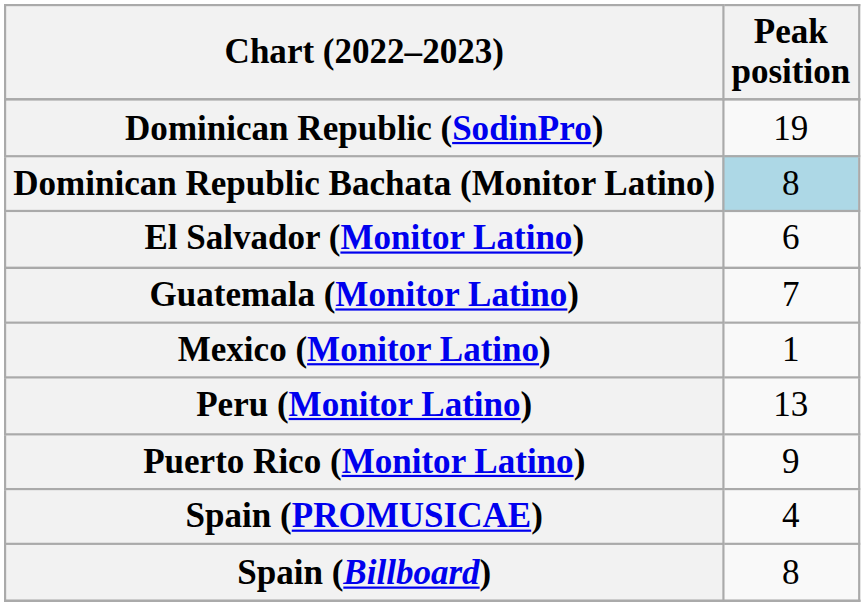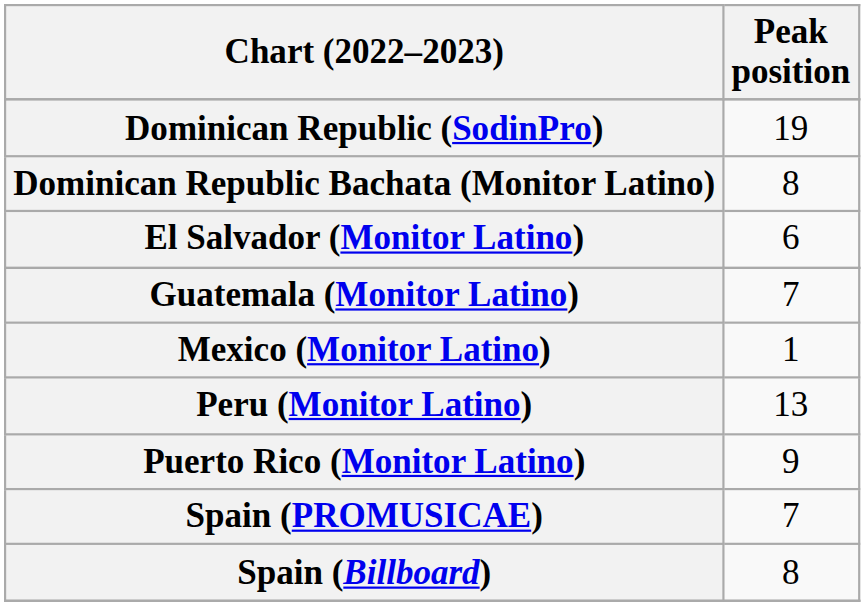(791, 182) lightblue background -> (791, 182) no background
(791, 516) 4 -> (791, 516) 7
